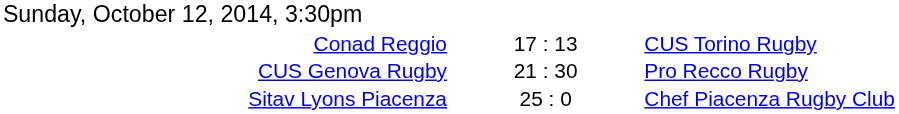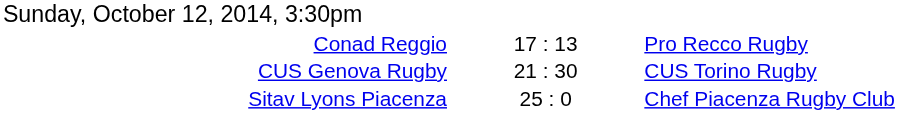(731, 43) CUS Torino Rugby -> (726, 43) Pro Recco Rugby
(726, 71) Pro Recco Rugby -> (731, 71) CUS Torino Rugby
